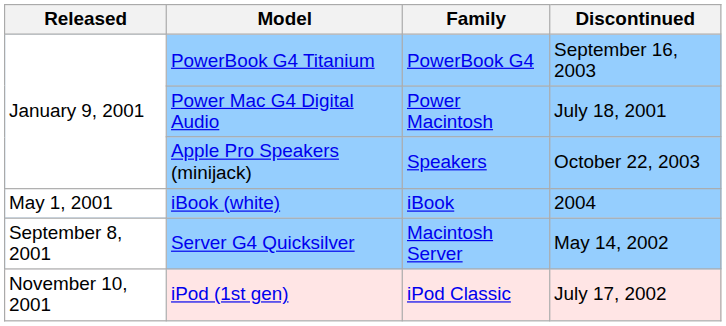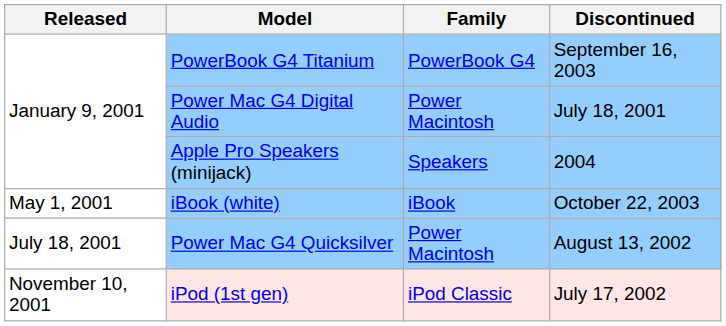(627, 162) October 22, 2003 -> (575, 162) 2004
(575, 202) 2004 -> (627, 202) October 22, 2003
+ row: (282, 243)
- row: (263, 243)
